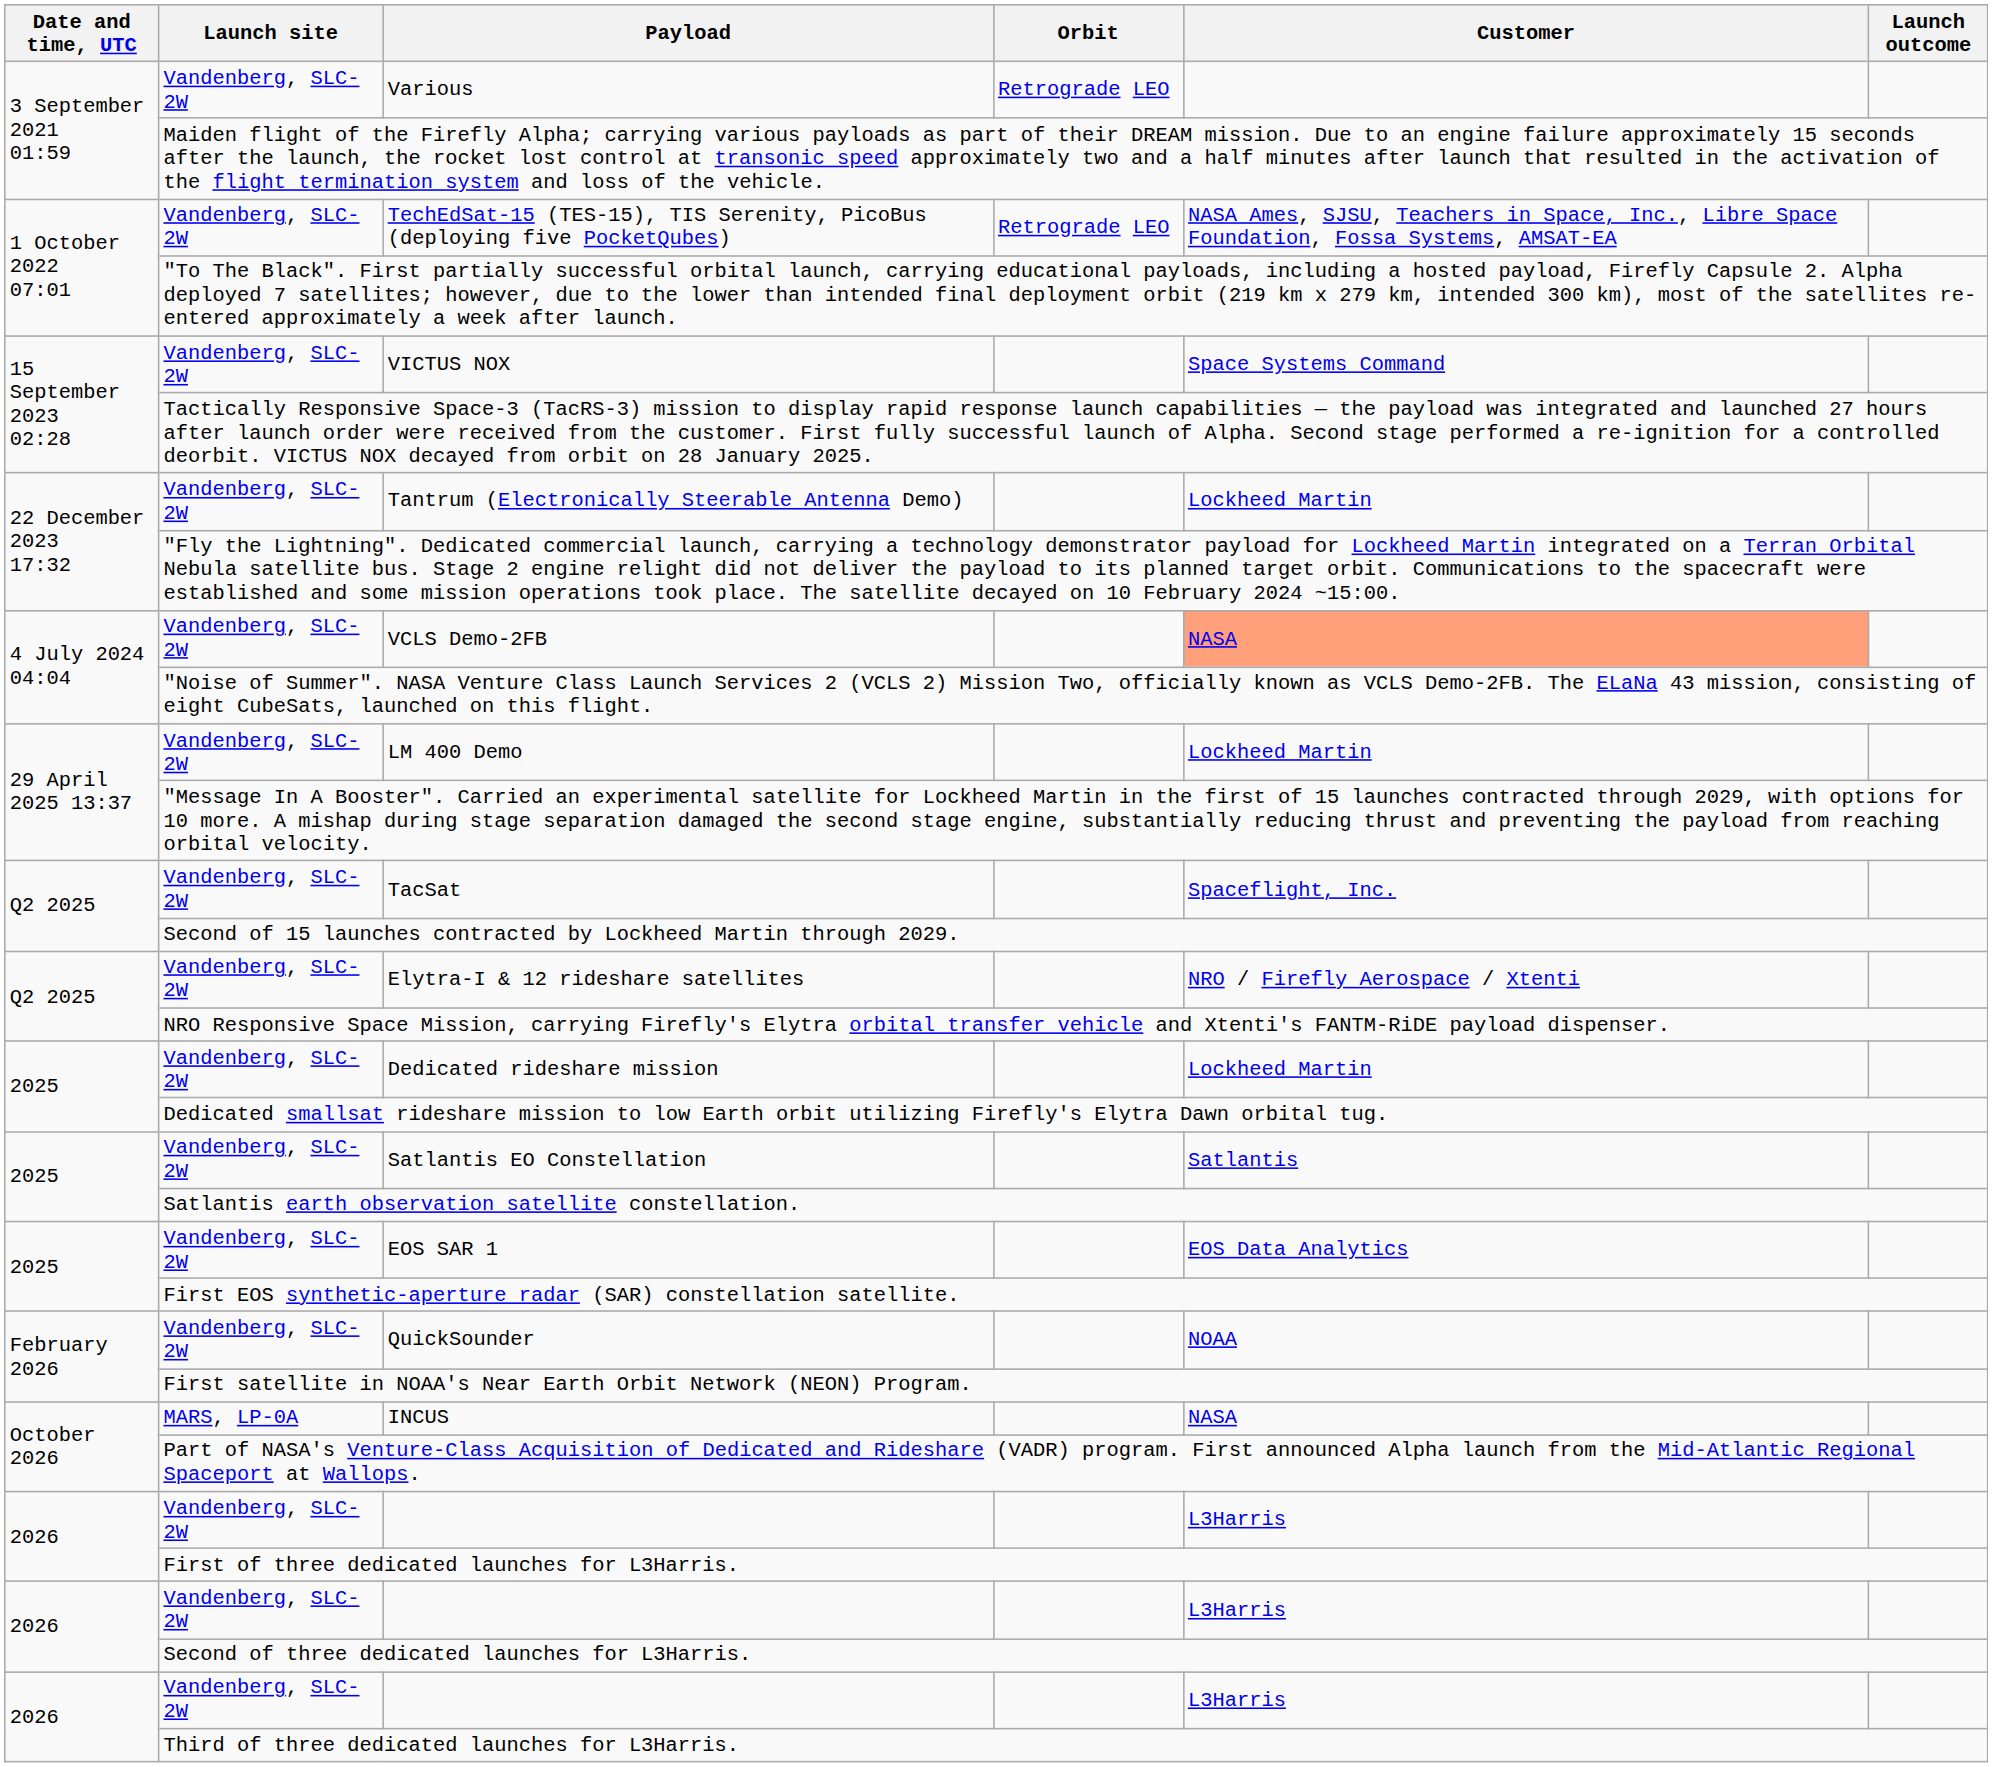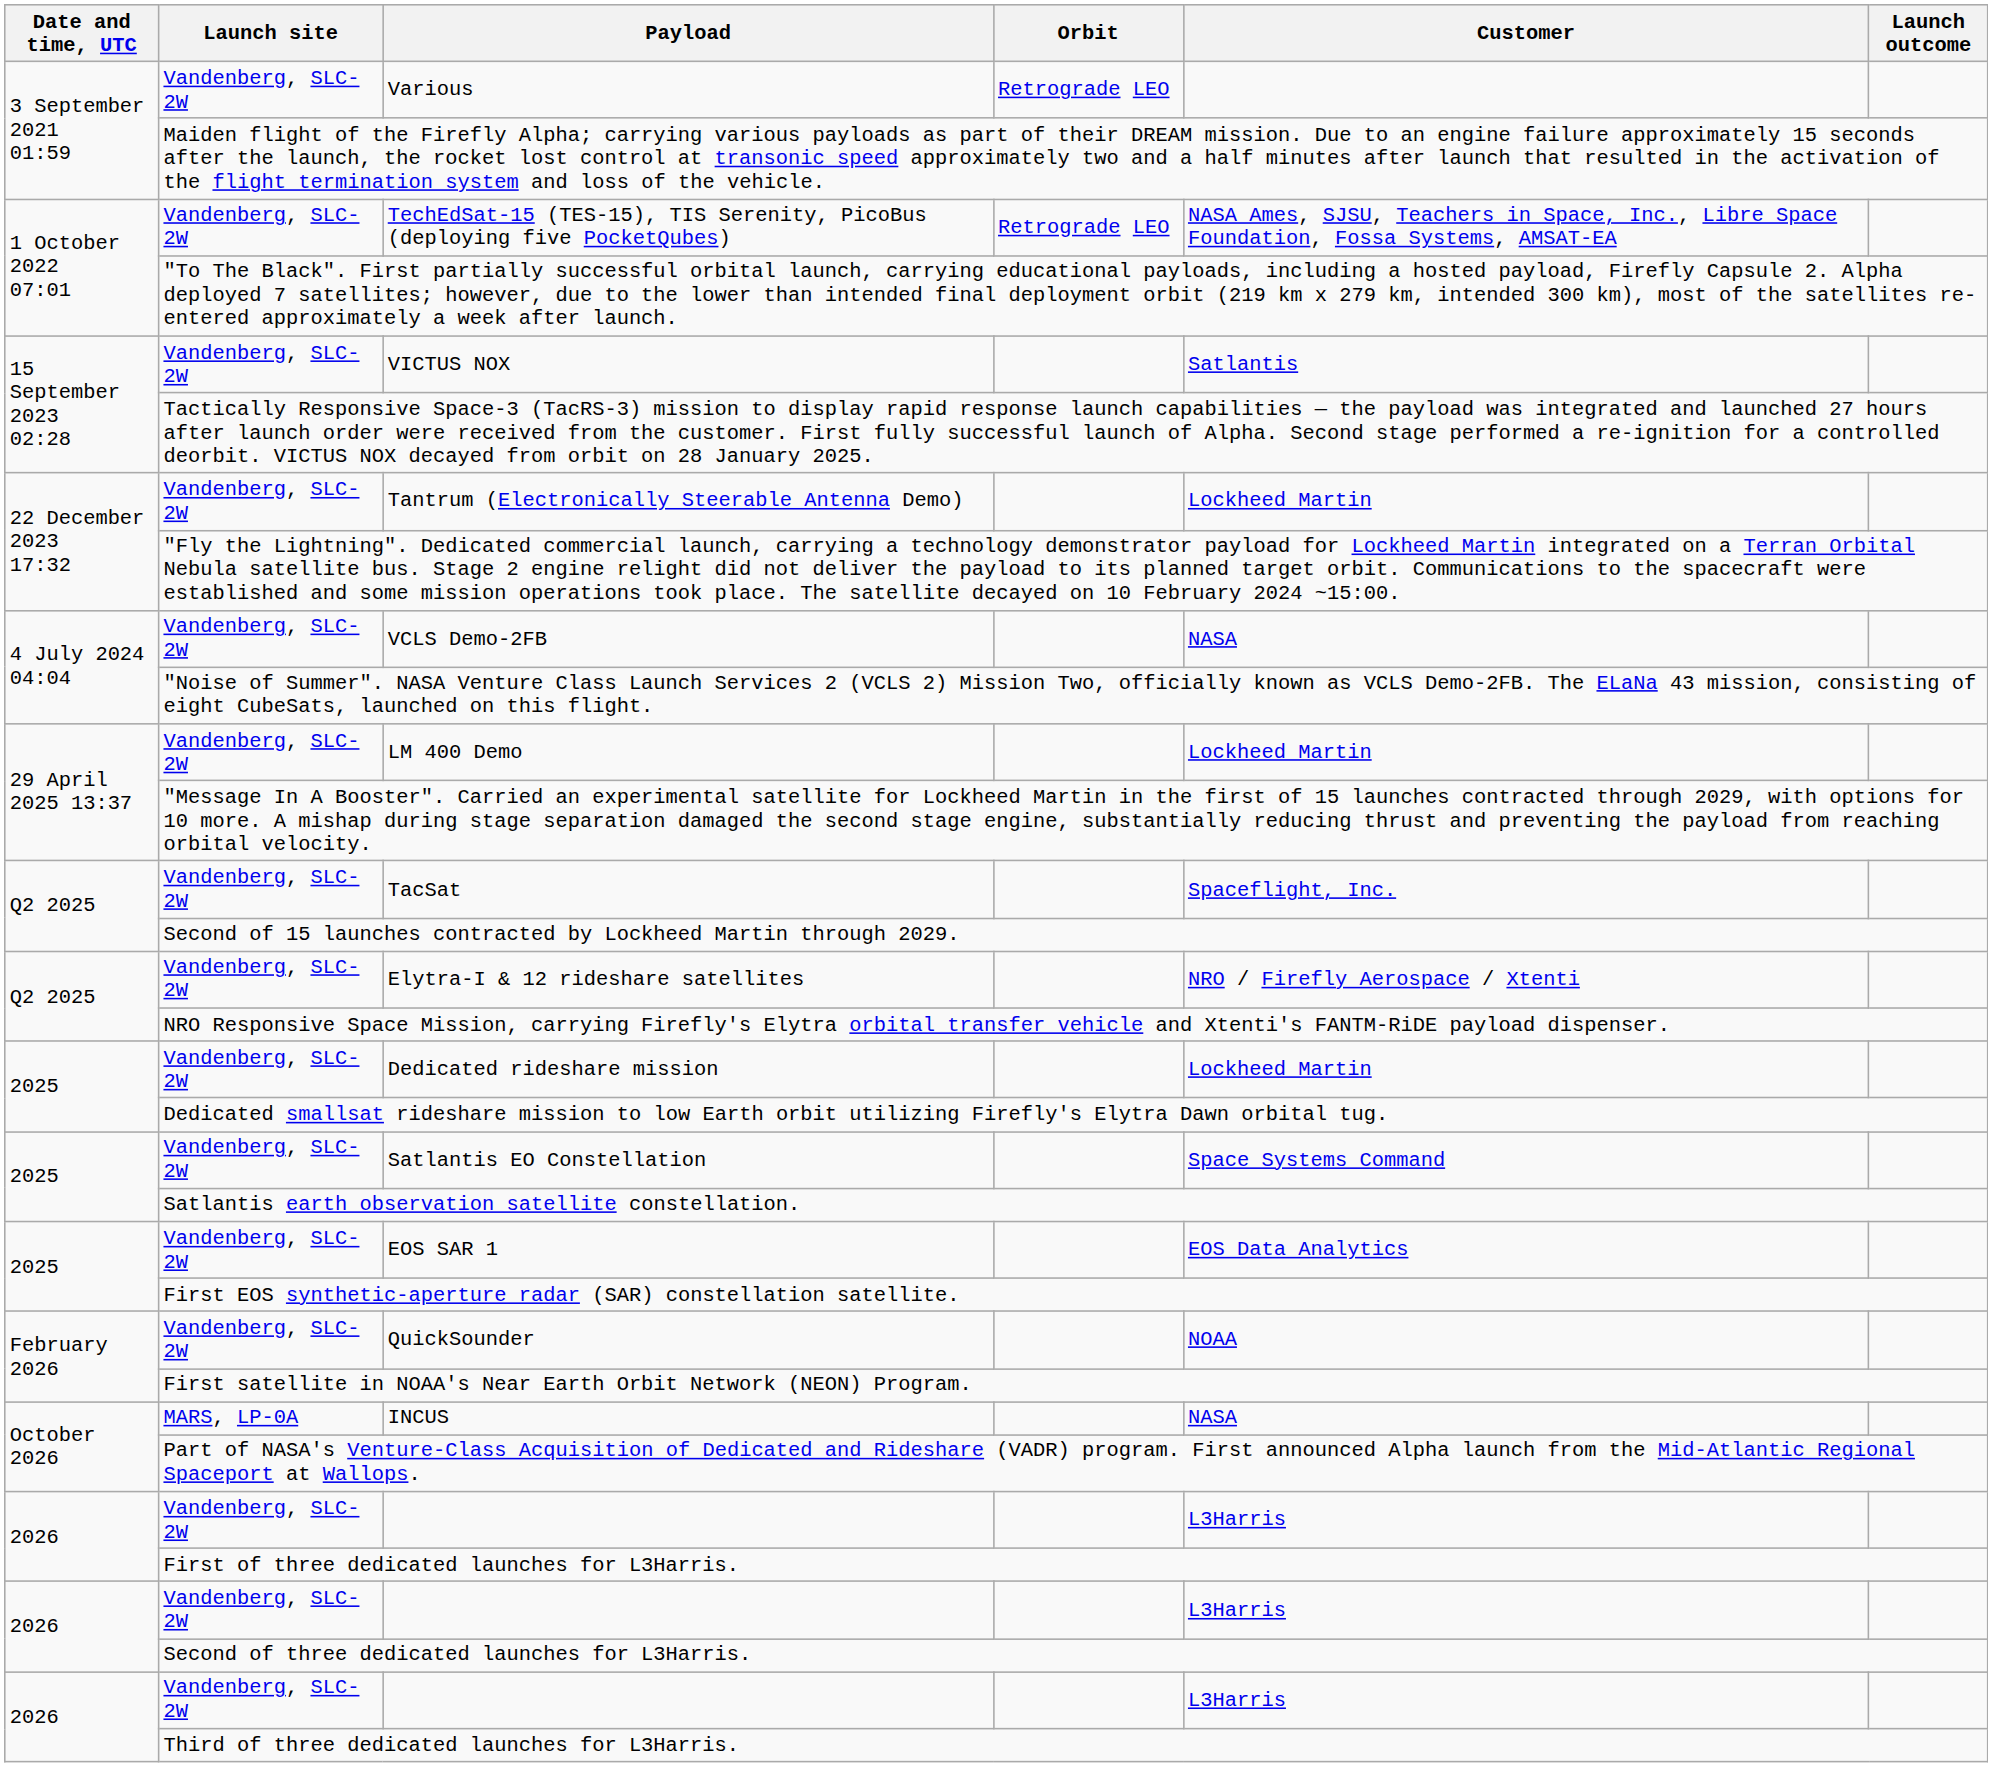(1317, 364) Space Systems Command -> (1243, 364) Satlantis
(1212, 639) lightsalmon background -> (1212, 639) no background
(1243, 1160) Satlantis -> (1317, 1160) Space Systems Command
